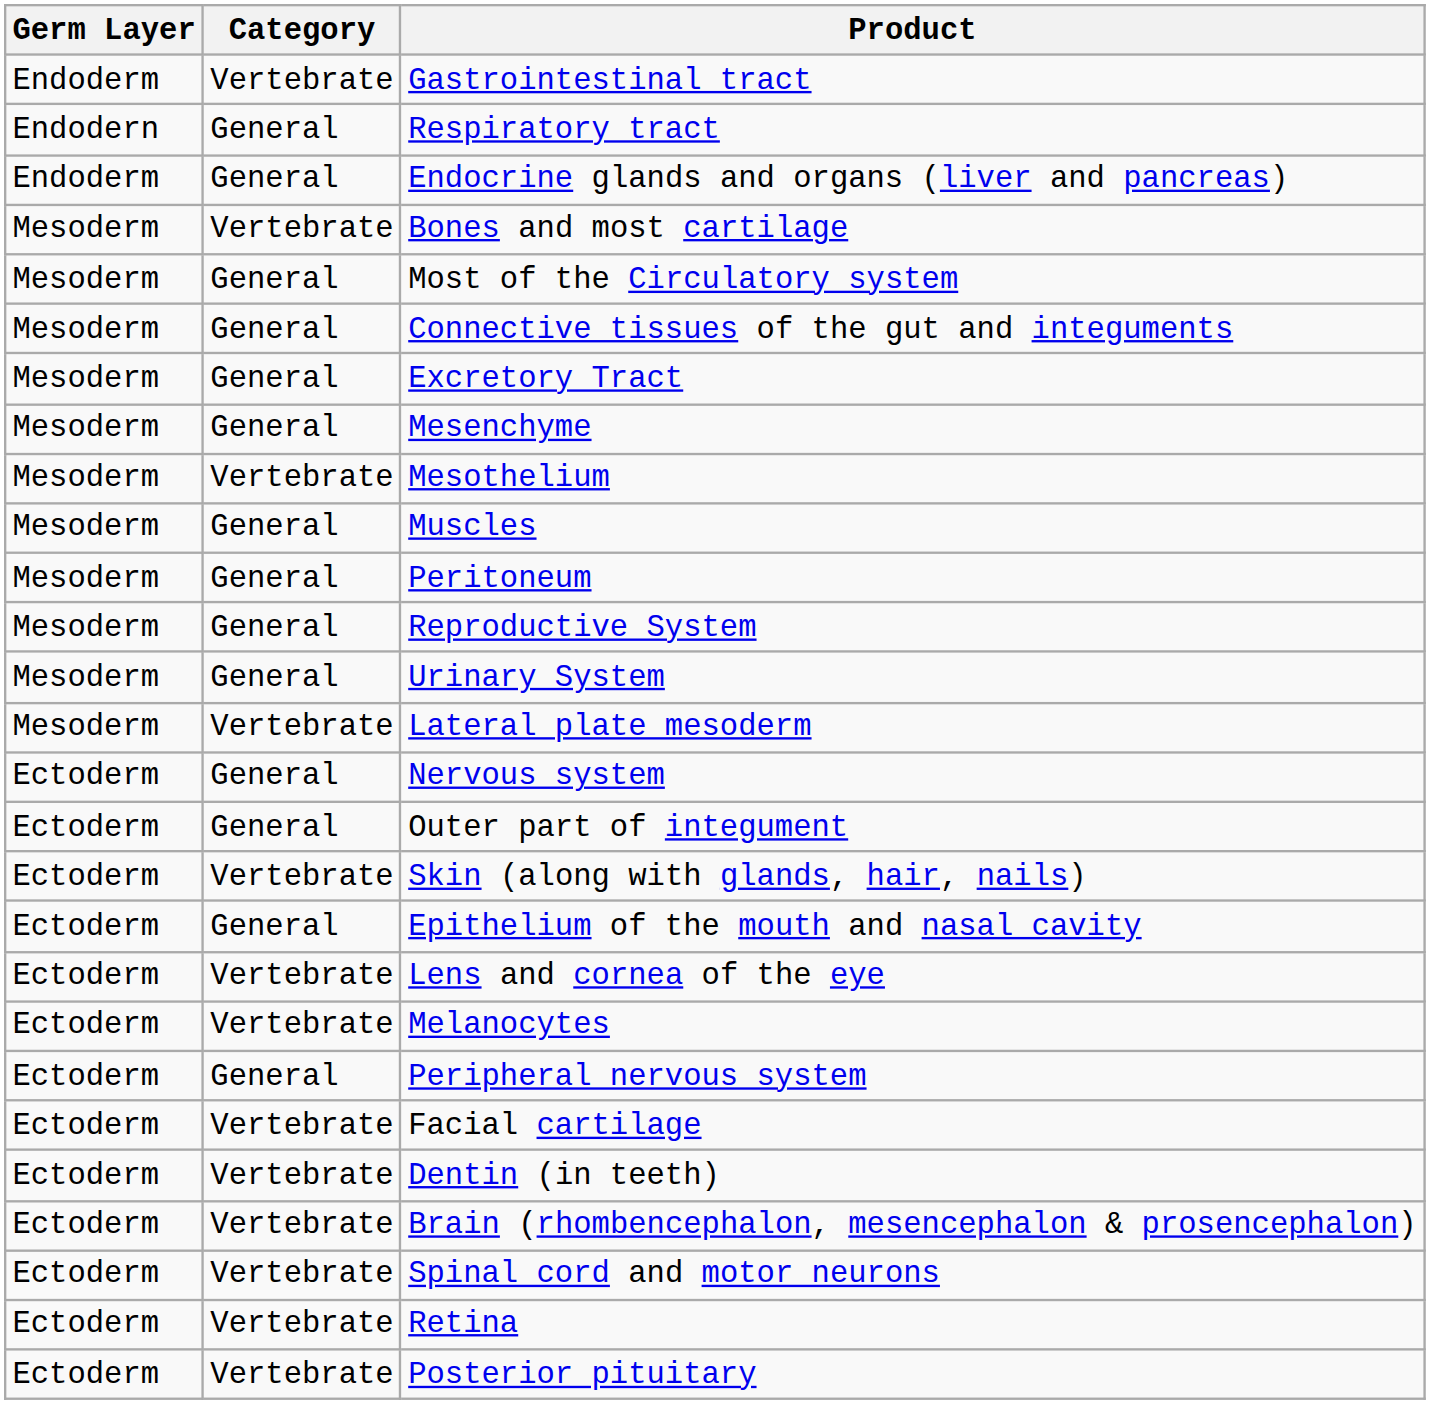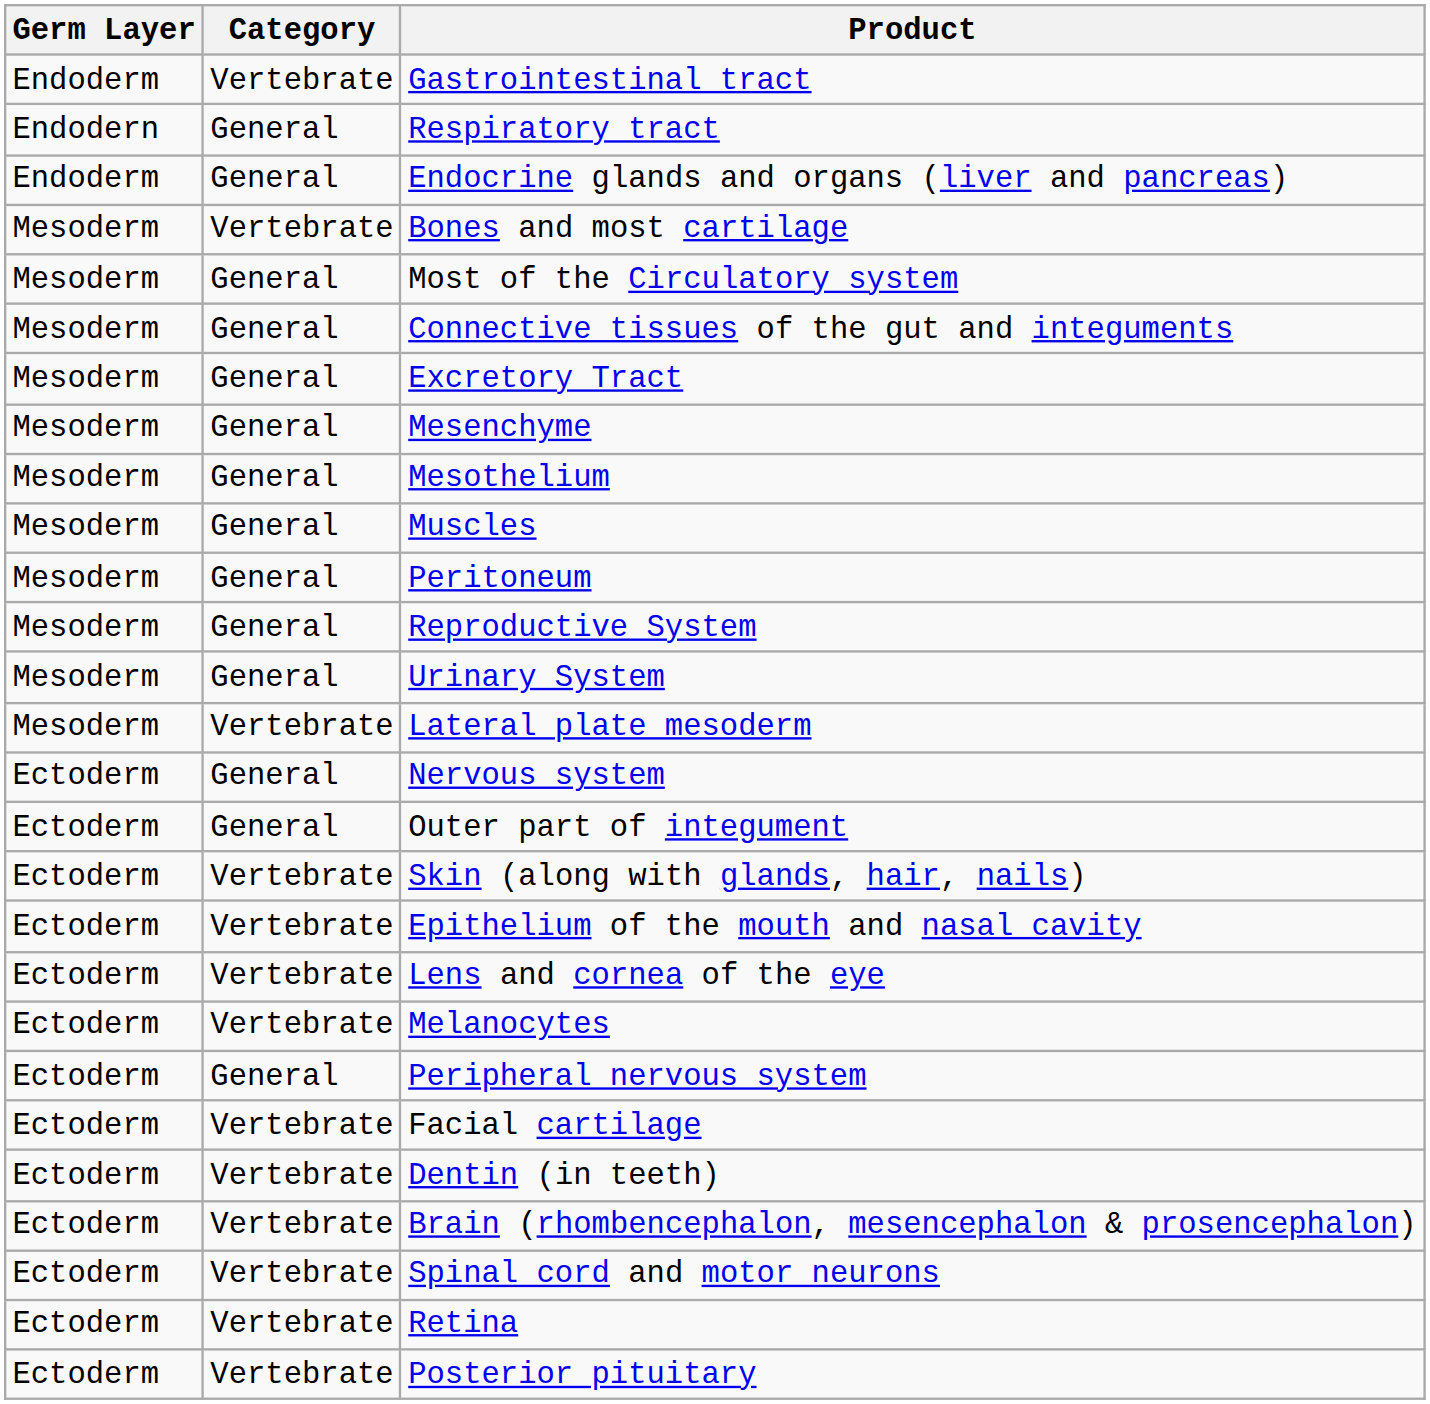(302, 478) Vertebrate -> (274, 478) General
(274, 926) General -> (302, 926) Vertebrate
